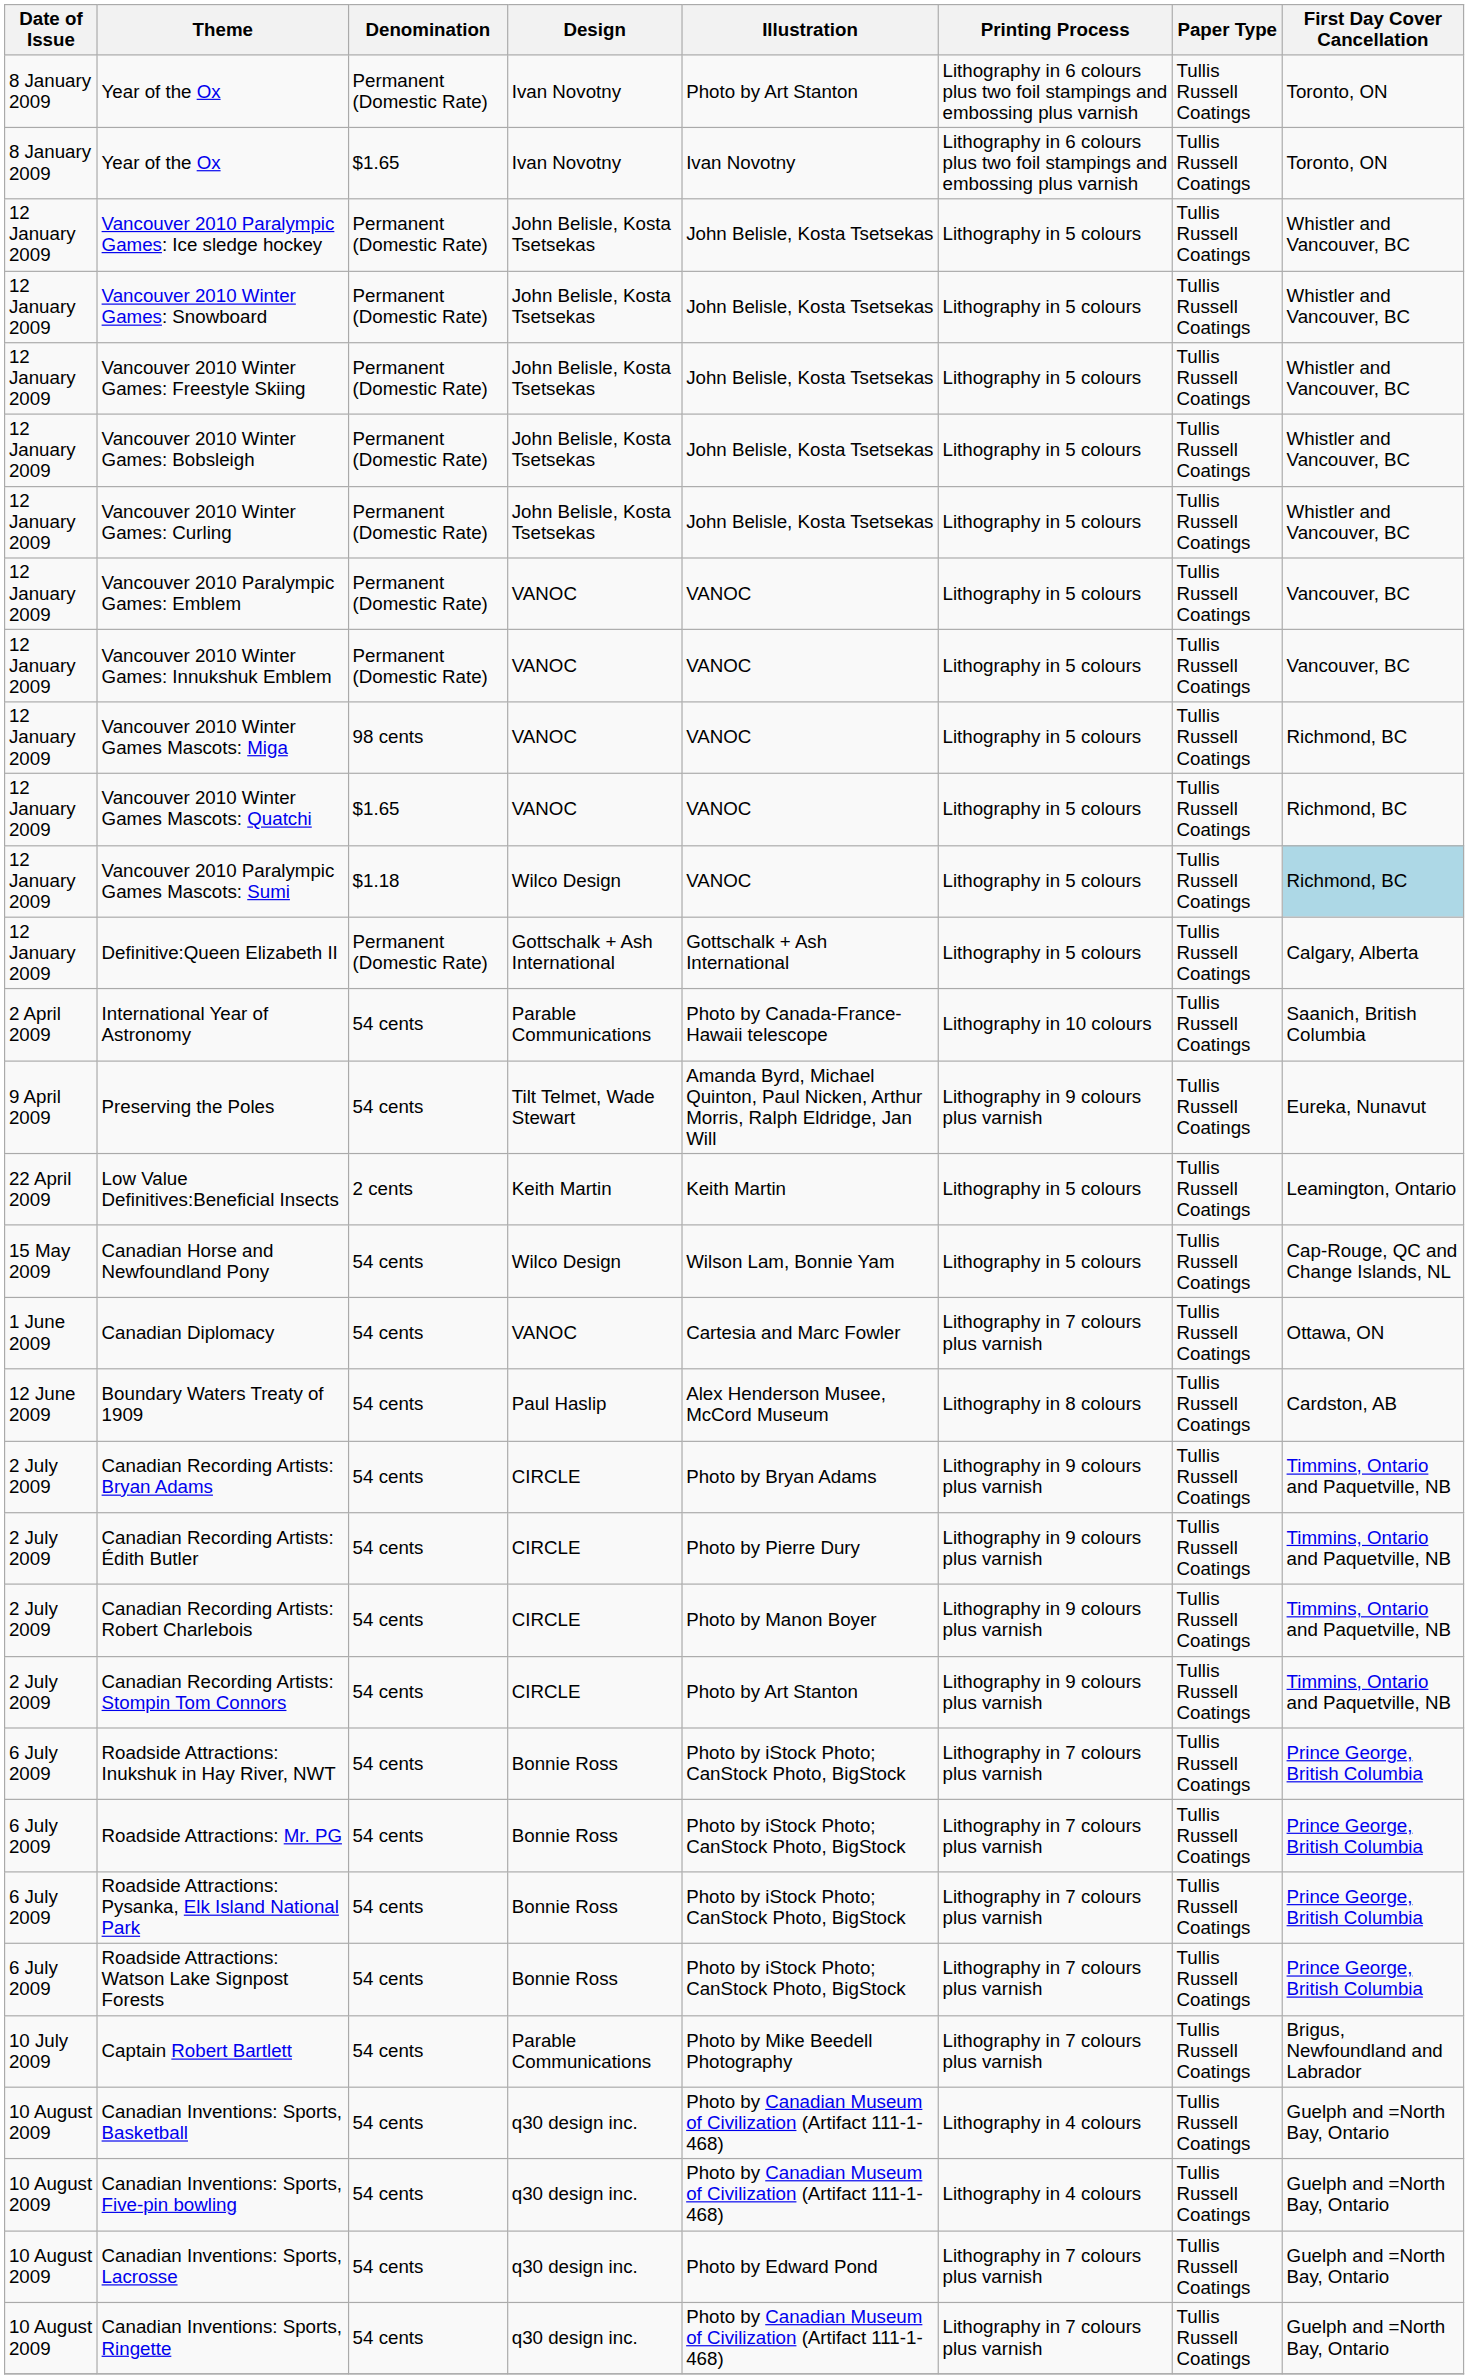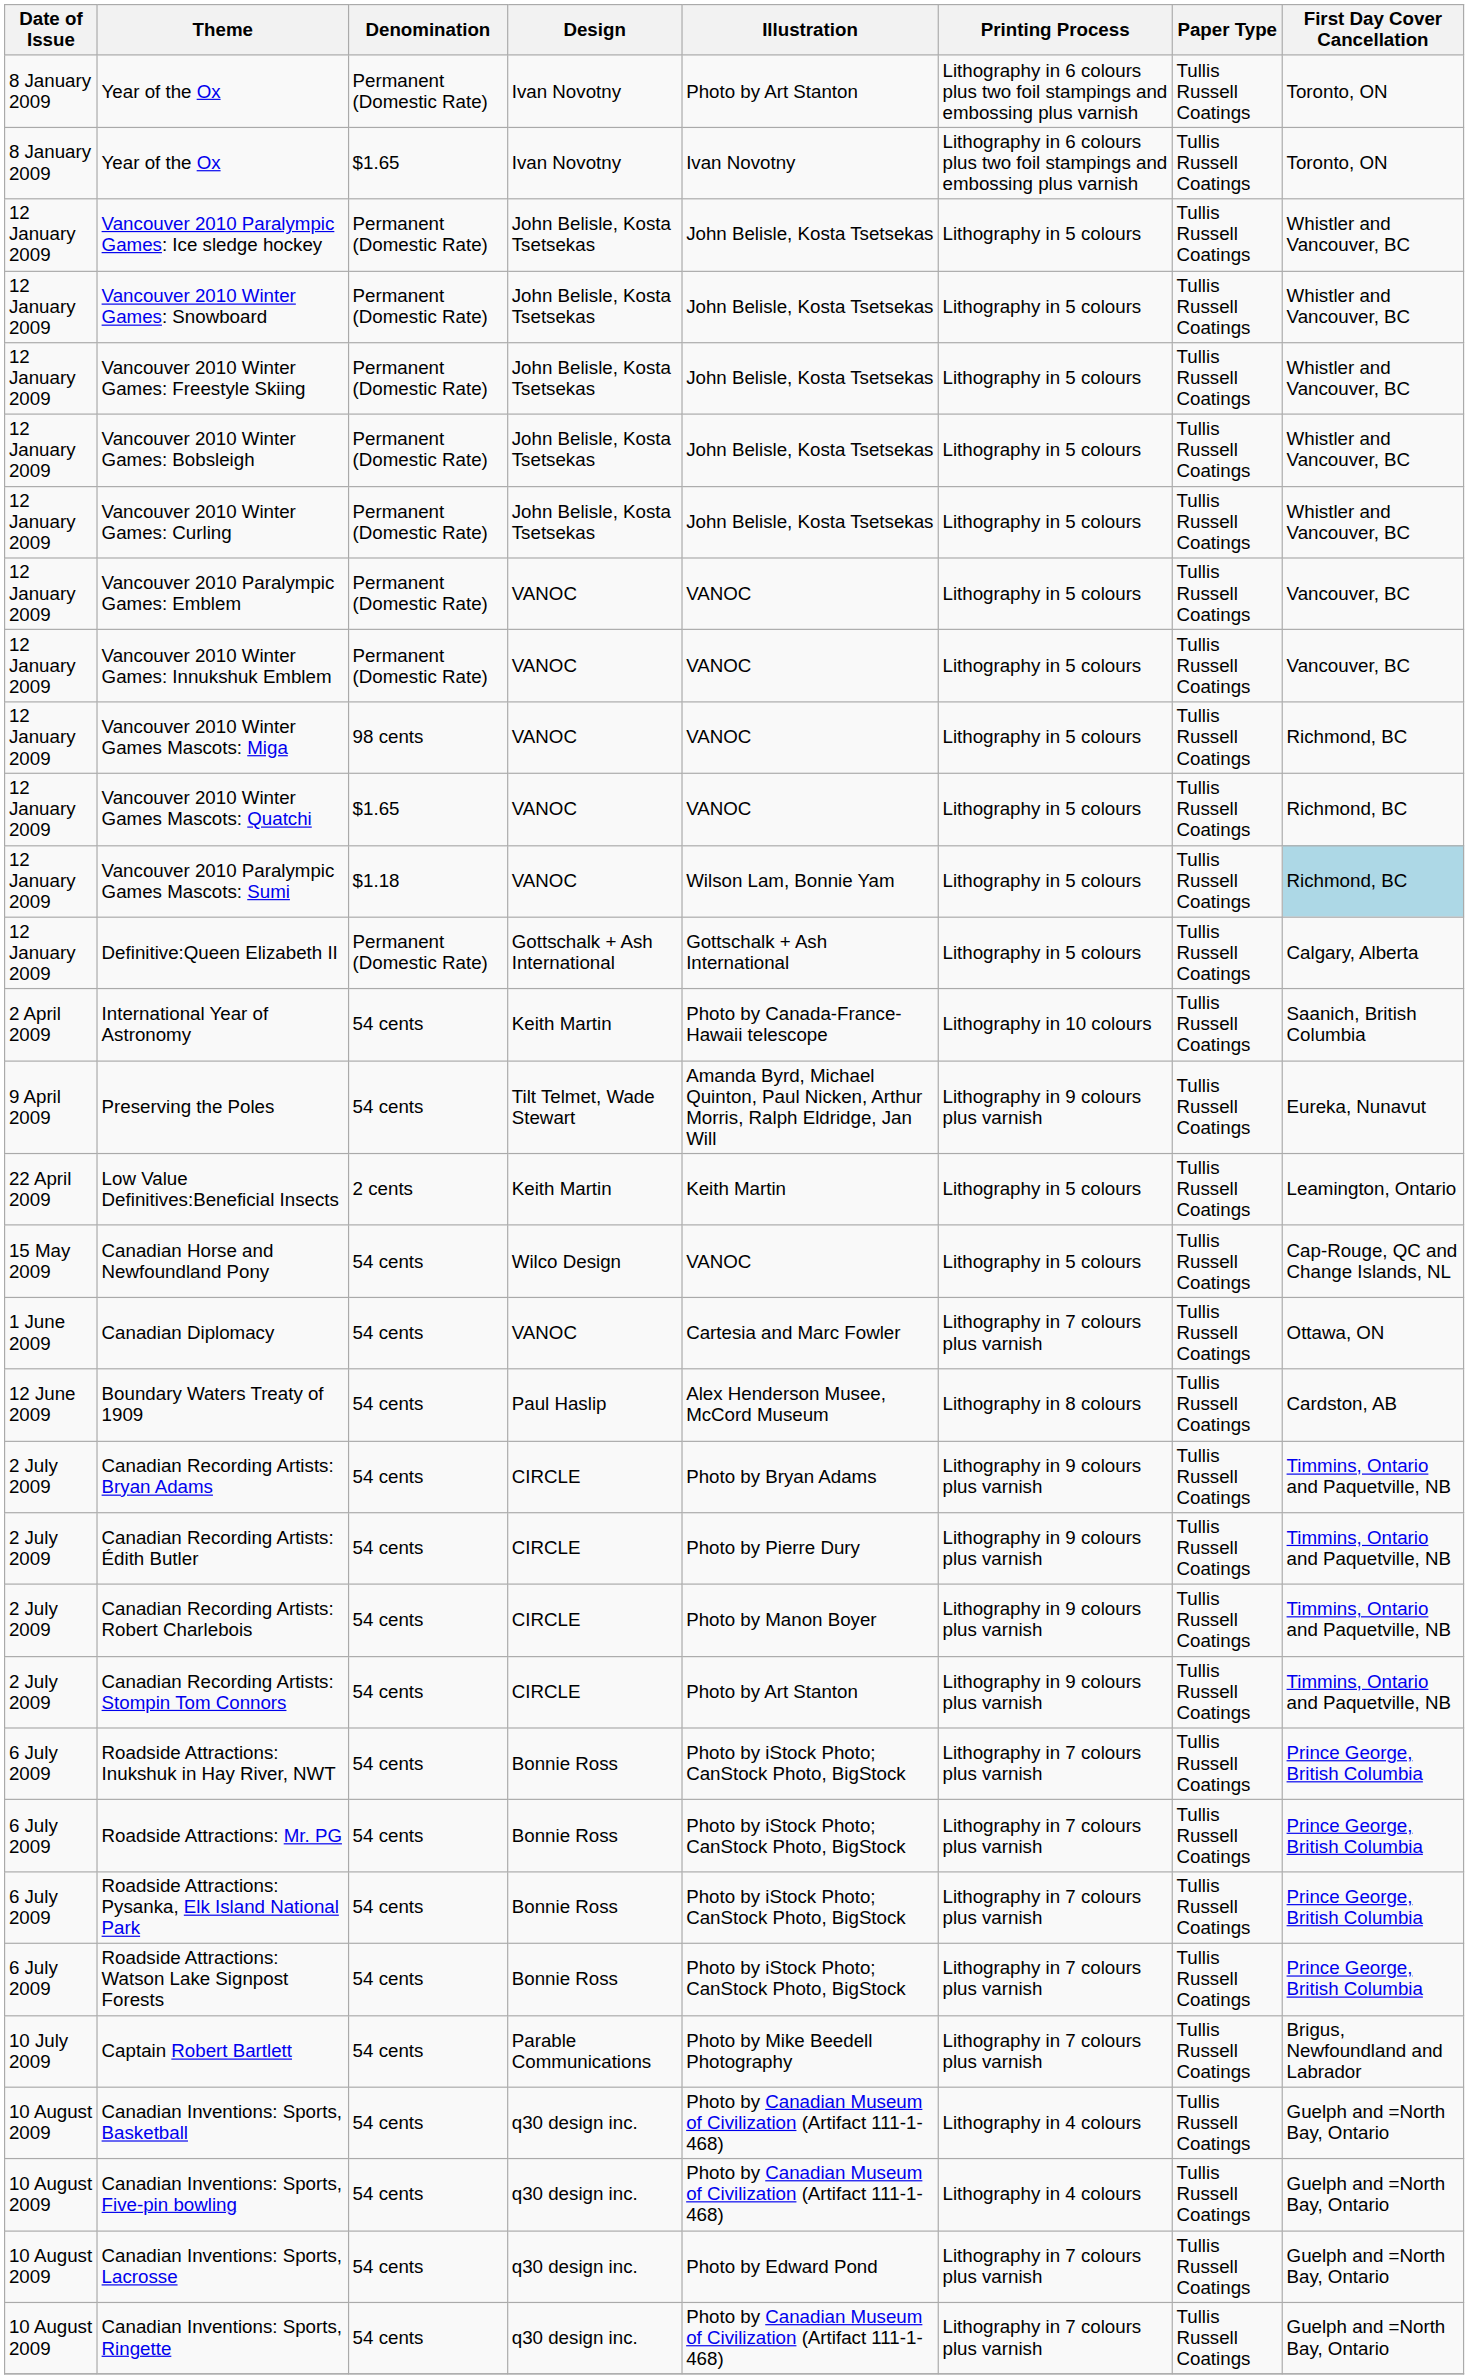(566, 881) Wilco Design -> (544, 881) VANOC
(719, 881) VANOC -> (790, 881) Wilson Lam, Bonnie Yam
(581, 1024) Parable Communications -> (562, 1024) Keith Martin
(790, 1261) Wilson Lam, Bonnie Yam -> (719, 1261) VANOC
